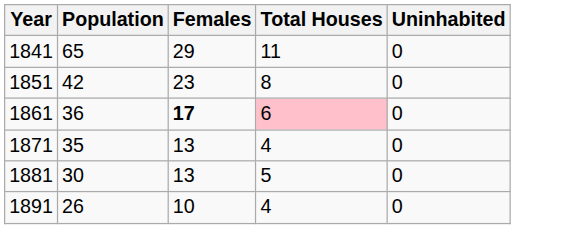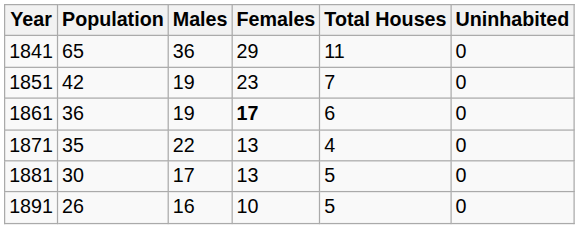+ column: (200, 20)
(266, 82) 8 -> (330, 82) 7
(266, 113) pink background -> (330, 113) no background
(266, 207) 4 -> (330, 207) 5
